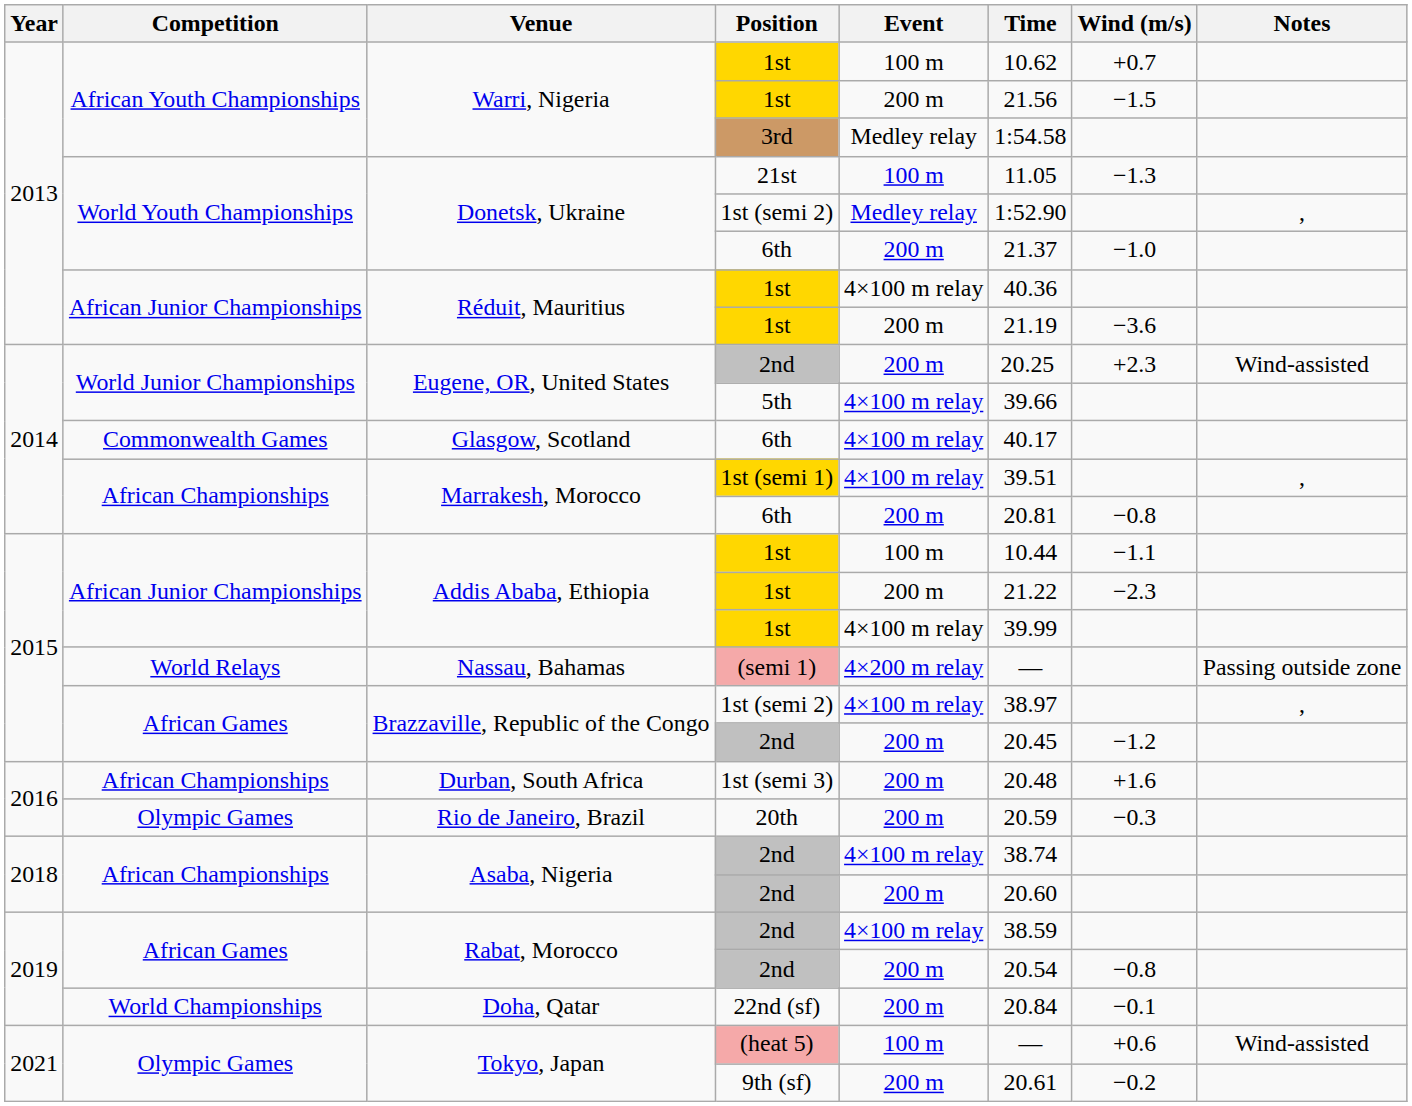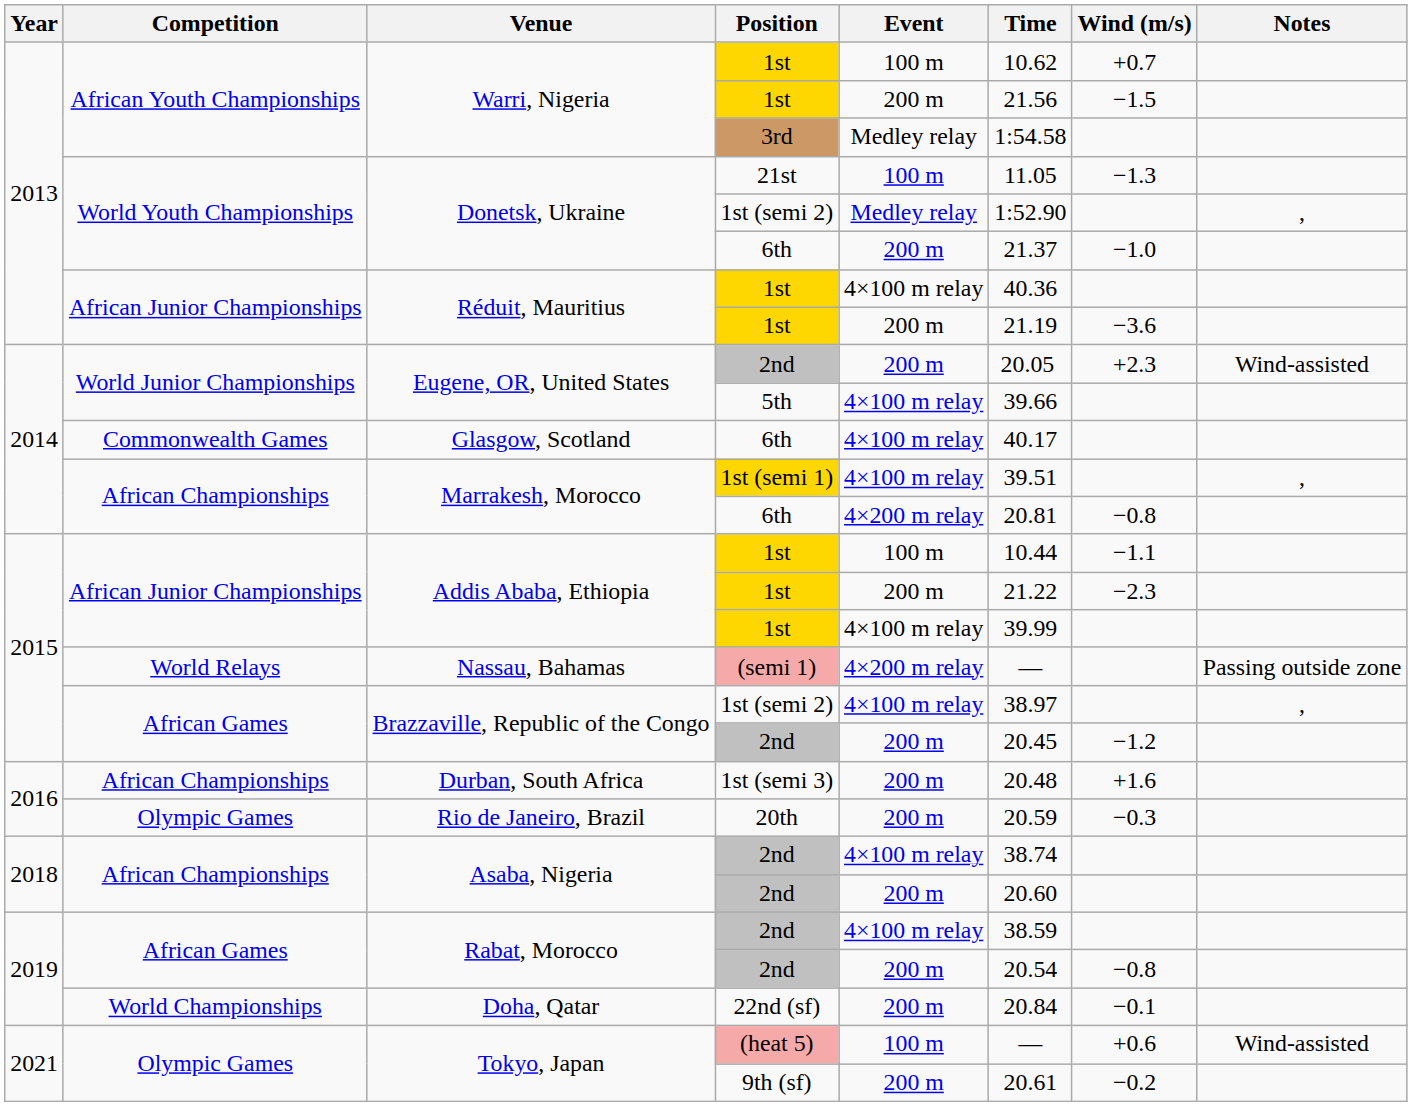(1030, 363) 20.25 -> (1030, 363) 20.05
(914, 514) 200 m -> (914, 514) 4×200 m relay
